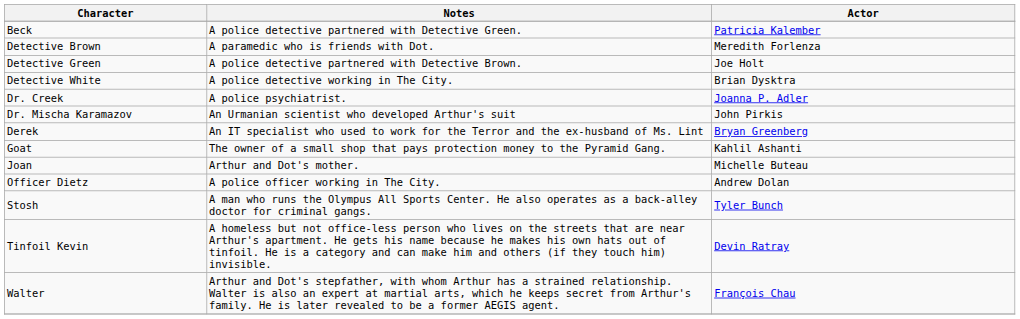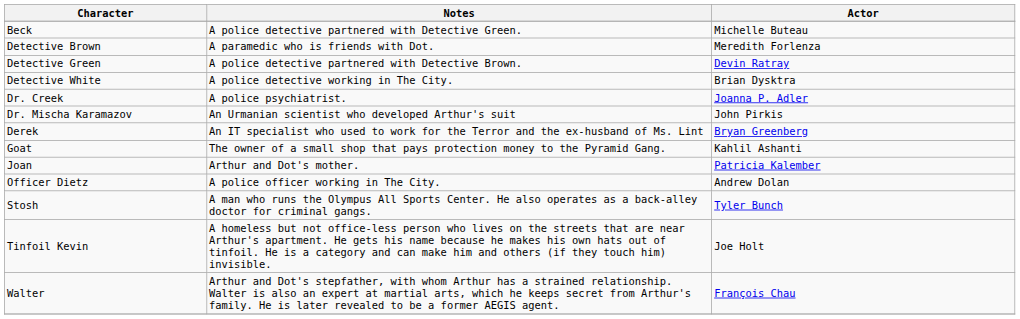(767, 30) Patricia Kalember -> (761, 30) Michelle Buteau
(739, 64) Joe Holt -> (752, 64) Devin Ratray
(761, 165) Michelle Buteau -> (767, 165) Patricia Kalember
(752, 246) Devin Ratray -> (739, 246) Joe Holt
